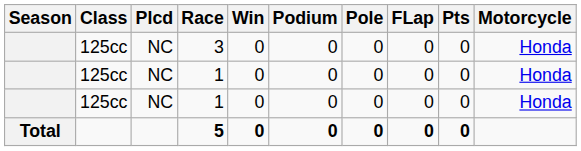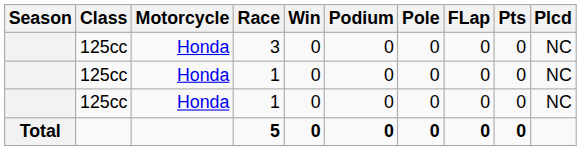columns swapped: (525, 18) <-> (154, 18)
